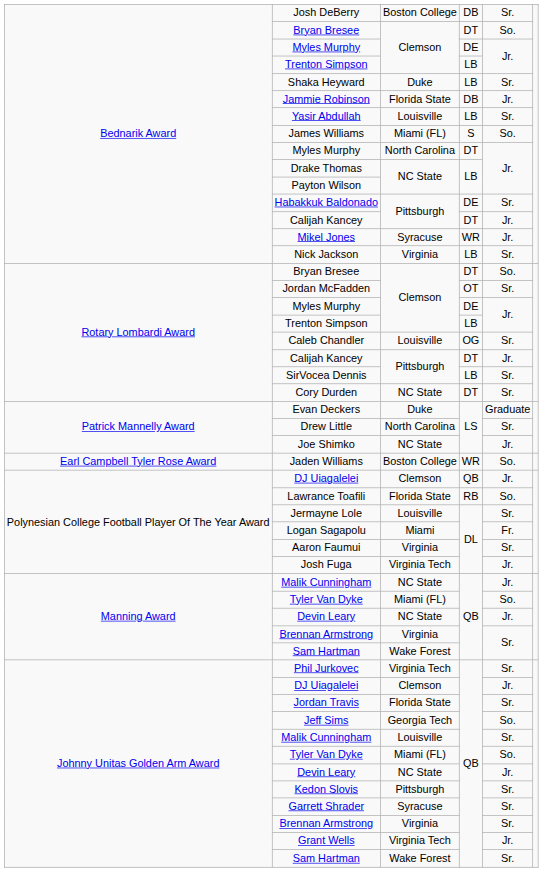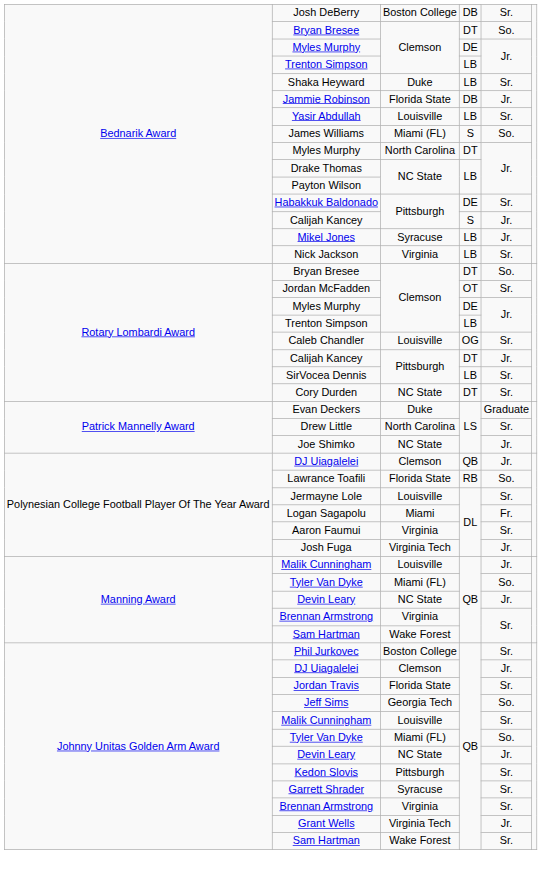(471, 220) DT -> (470, 220) S
(471, 237) WR -> (470, 237) LB
- row: (138, 461)
(420, 582) NC State -> (420, 565) Louisville
(420, 668) Virginia Tech -> (420, 651) Boston College
